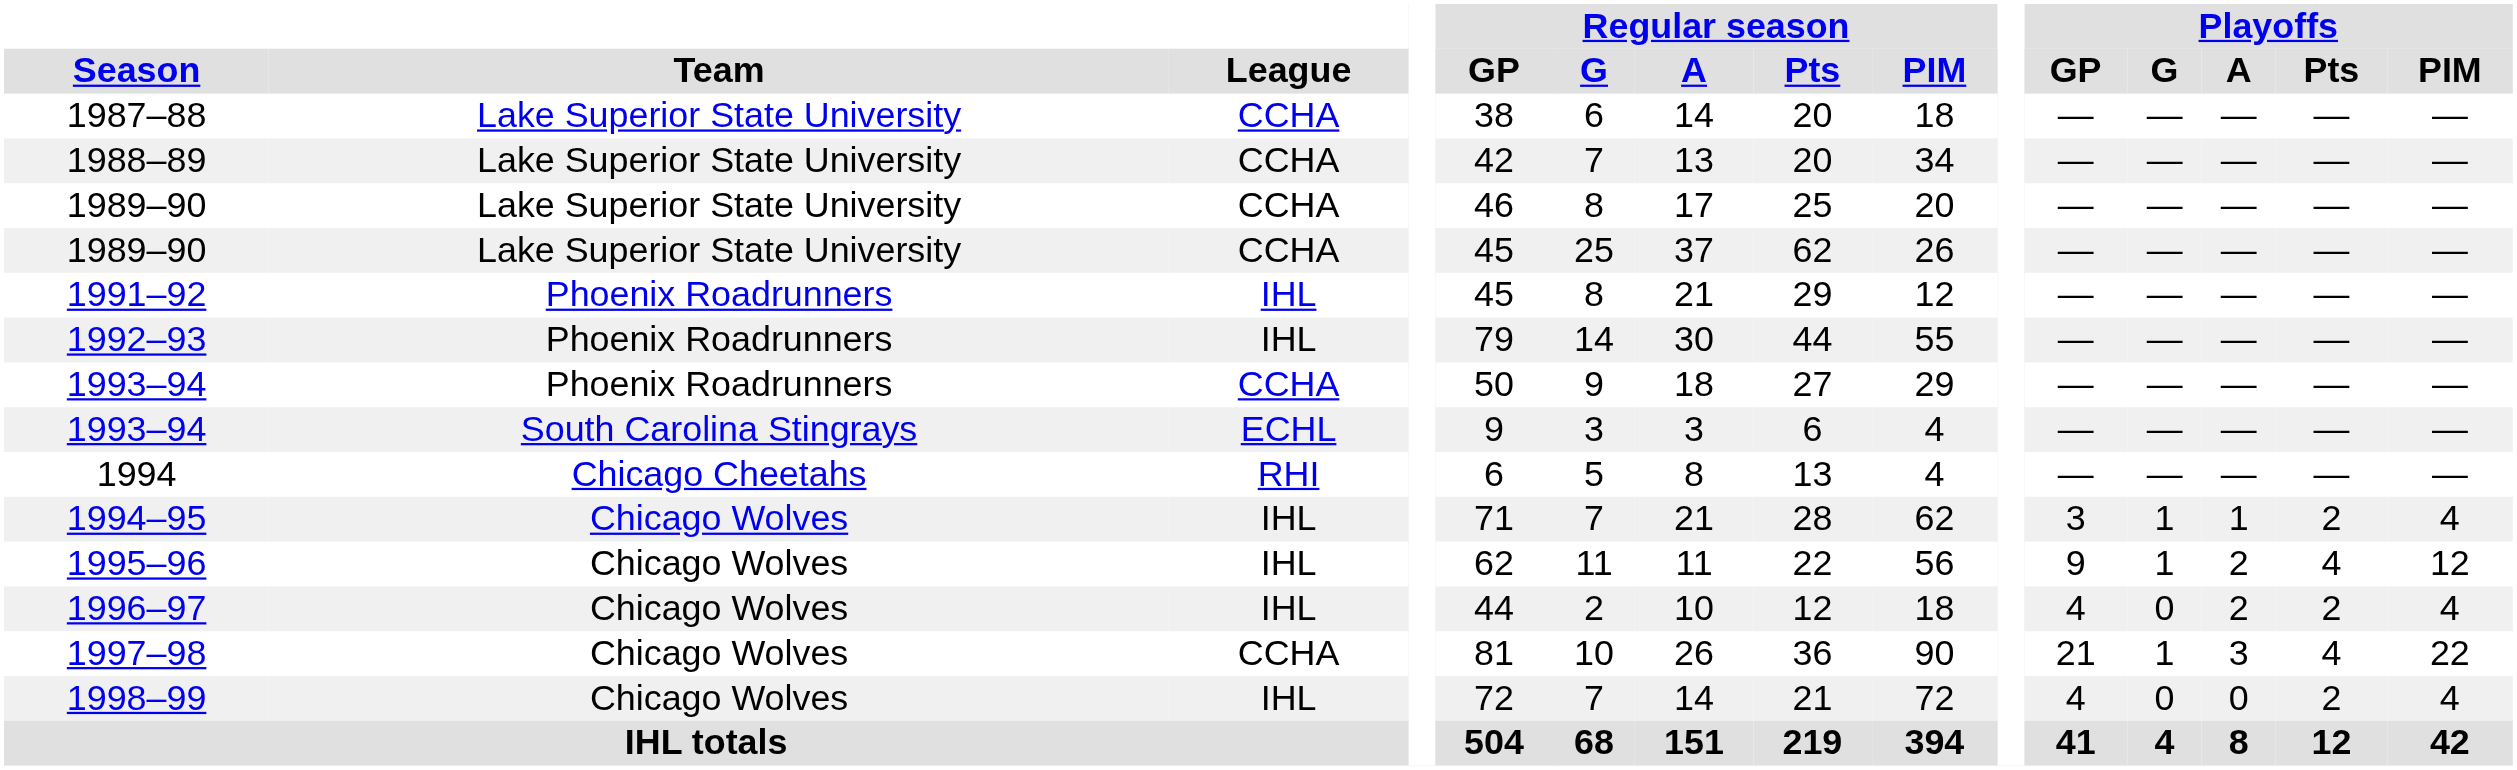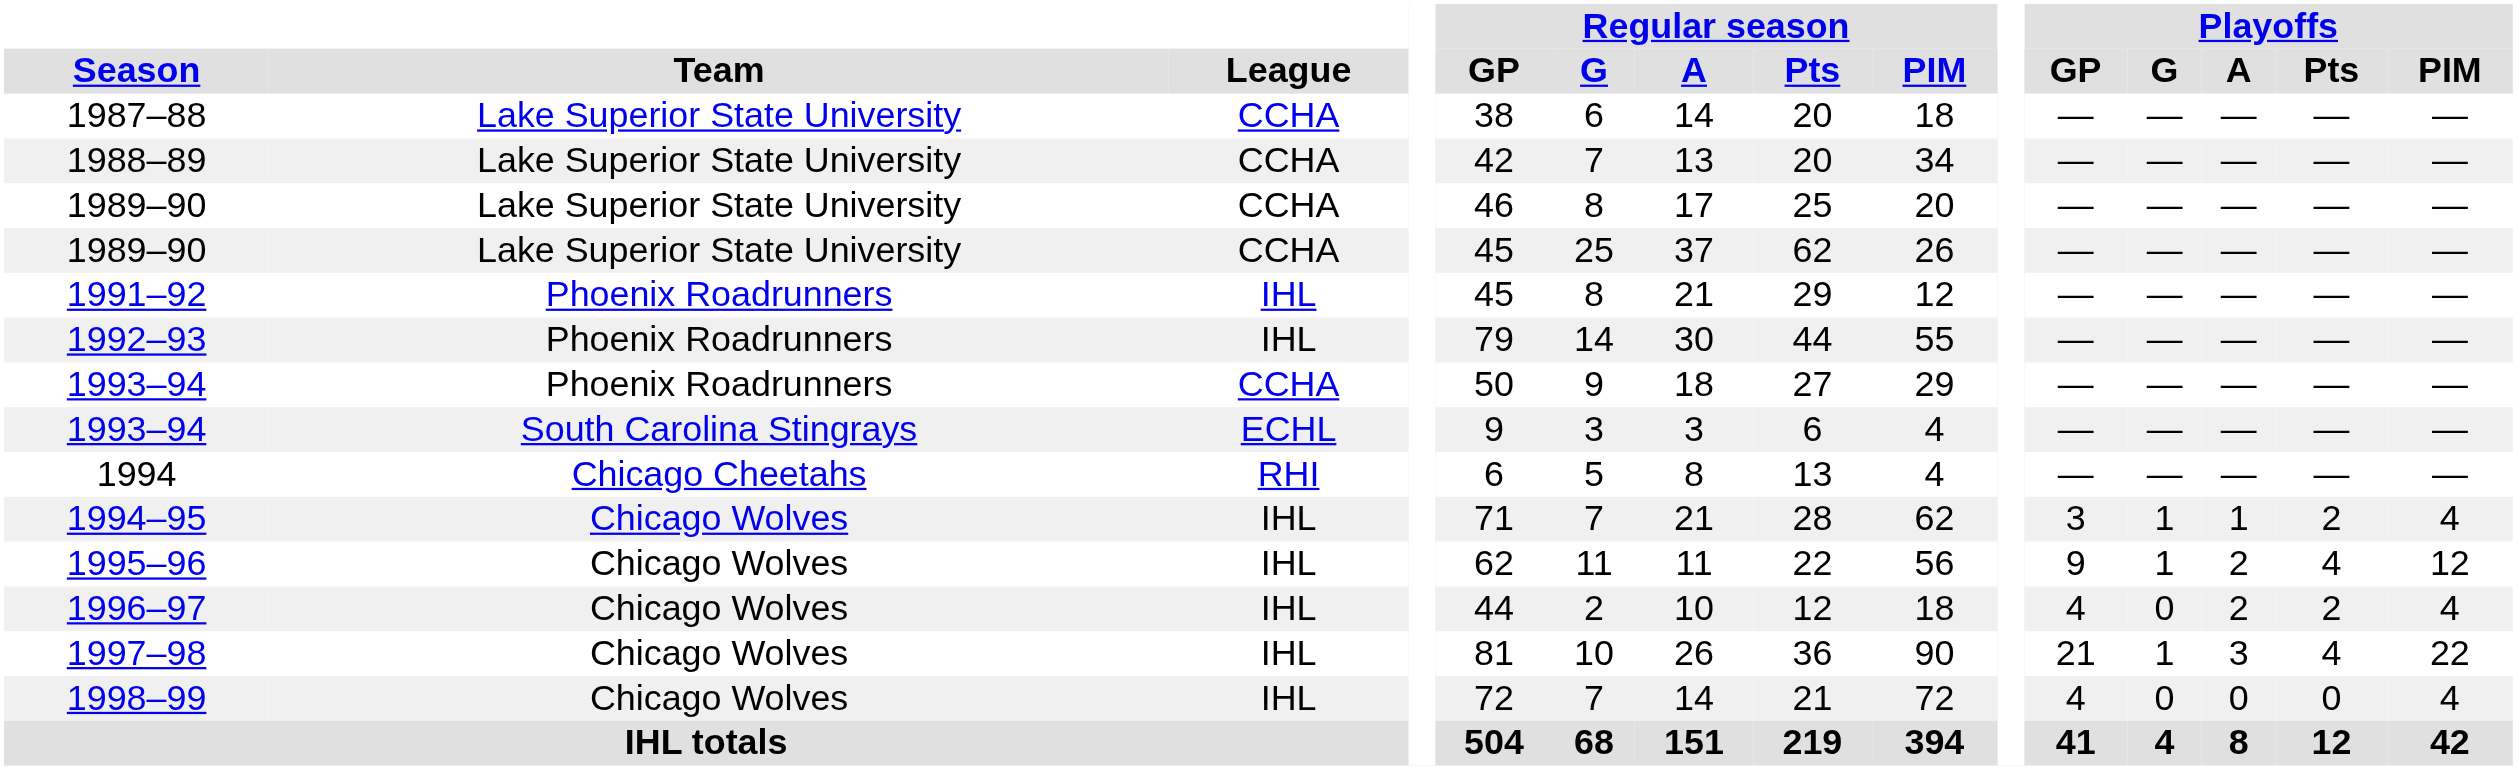(1289, 652) CCHA -> (1289, 652) IHL
(2331, 697) 2 -> (2331, 697) 0
